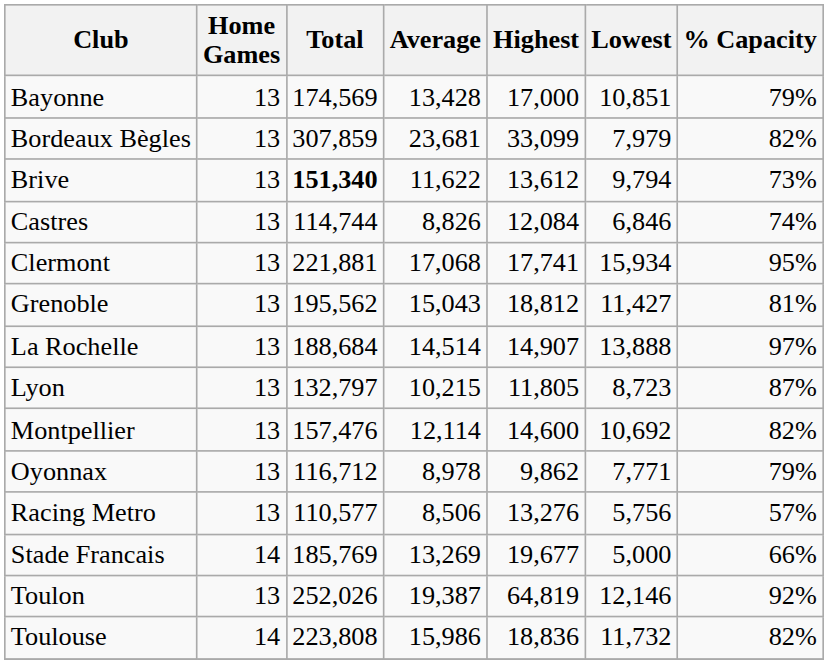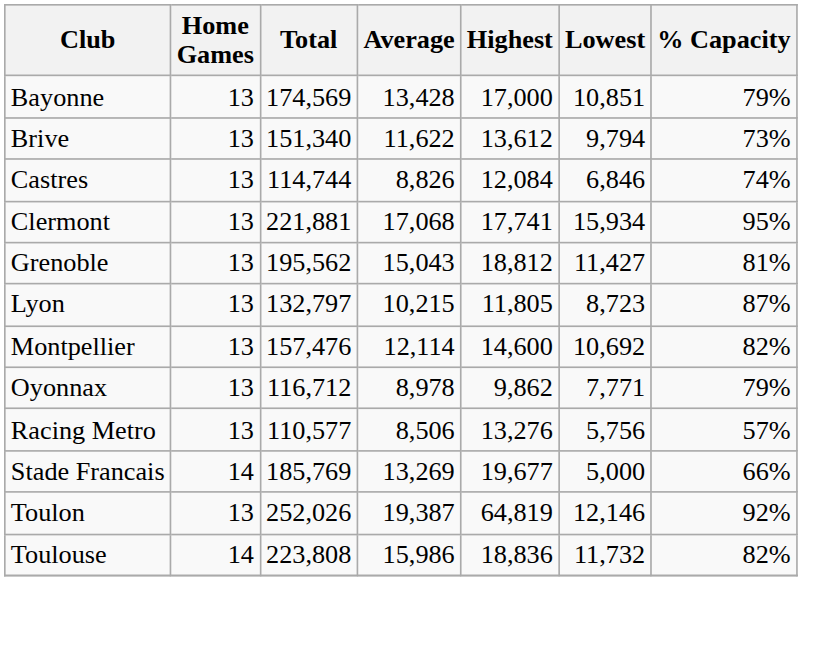- row: (101, 138)
(335, 179) bold -> (309, 138) normal
- row: (75, 346)
